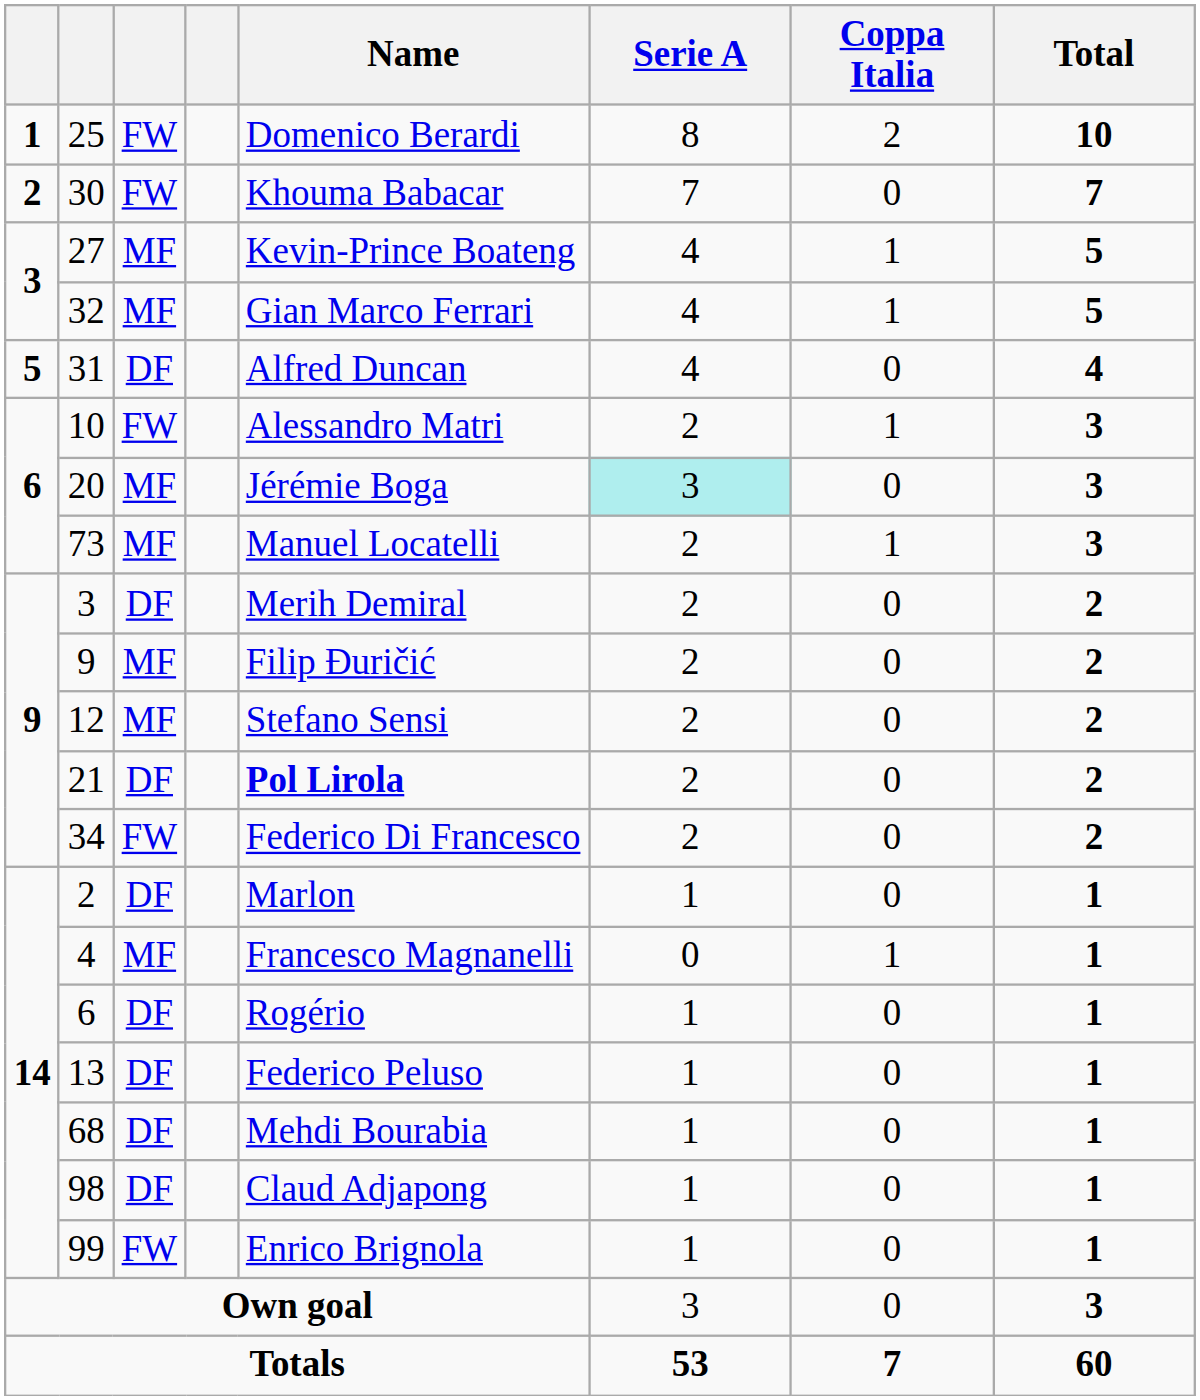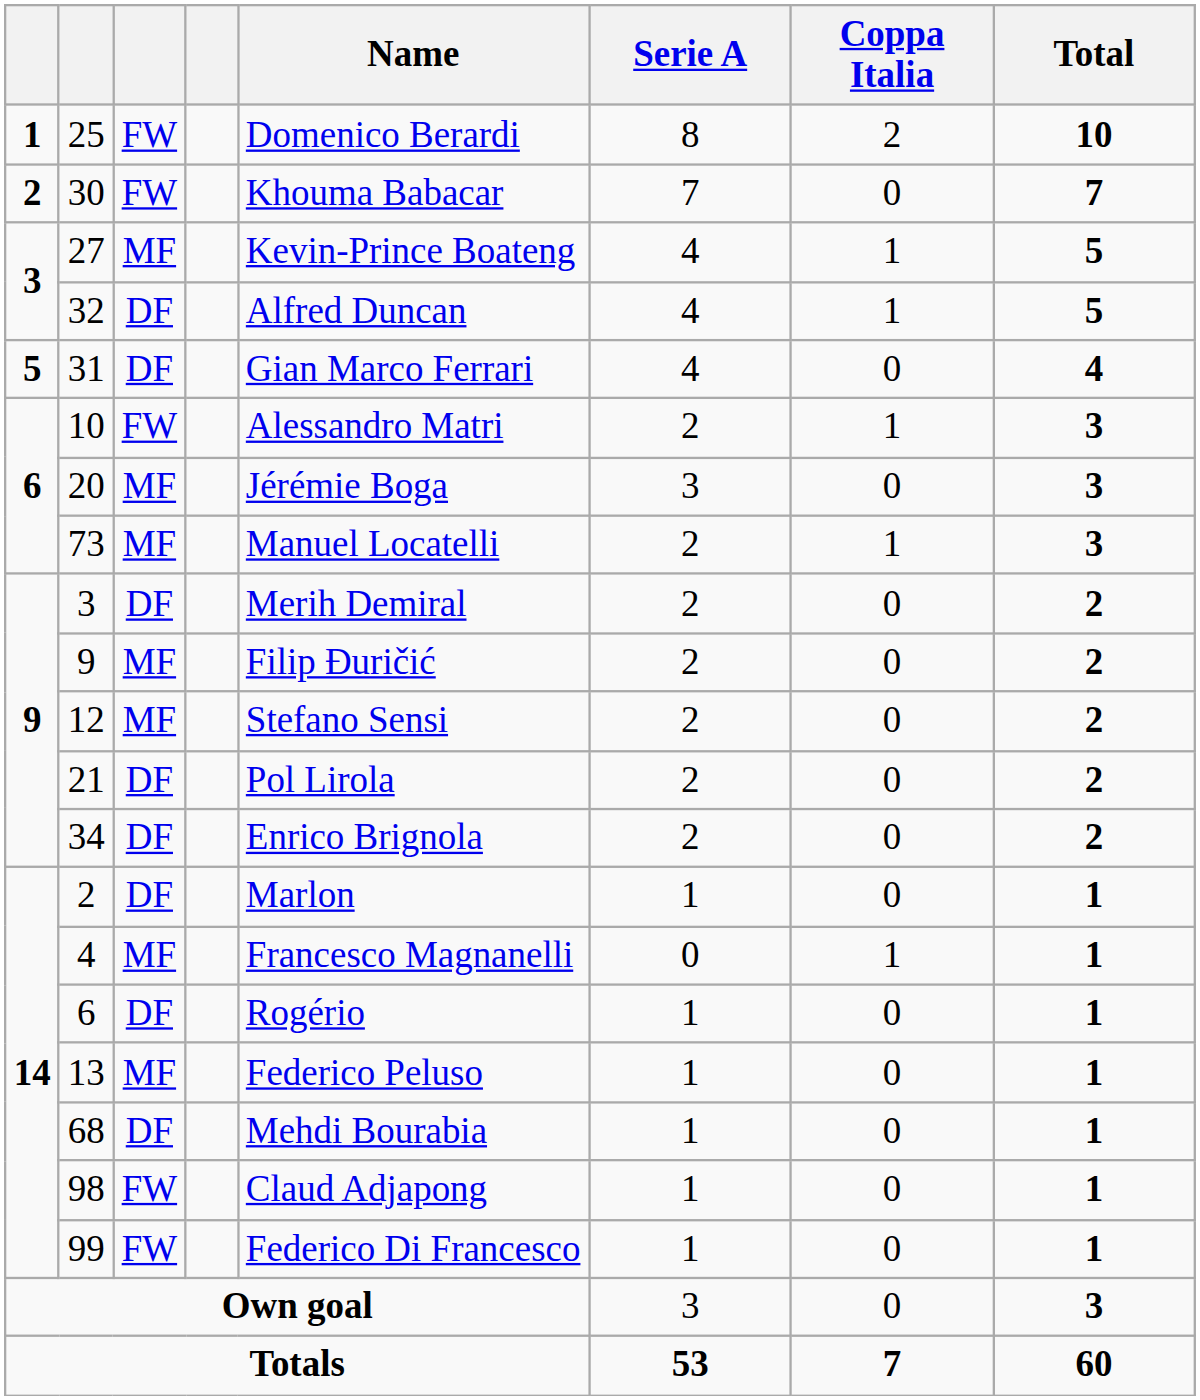(149, 309) MF -> (149, 309) DF
(389, 309) Gian Marco Ferrari -> (356, 309) Alfred Duncan
(356, 368) Alfred Duncan -> (389, 368) Gian Marco Ferrari
(690, 485) paleturquoise background -> (690, 485) no background
(325, 778) bold -> (320, 778) normal
(149, 837) FW -> (149, 837) DF
(413, 837) Federico Di Francesco -> (364, 837) Enrico Brignola
(149, 1071) DF -> (149, 1071) MF
(149, 1189) DF -> (149, 1189) FW
(364, 1247) Enrico Brignola -> (413, 1247) Federico Di Francesco
